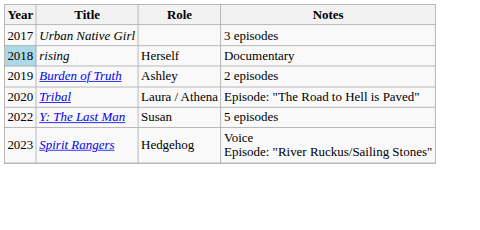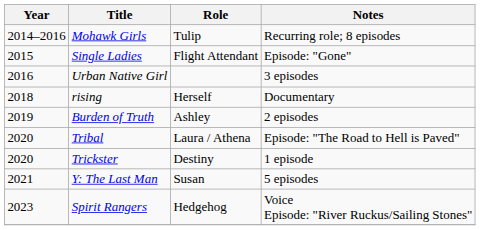+ row: (109, 35)
+ row: (107, 55)
(20, 35) 2017 -> (20, 76) 2016
(20, 55) lightblue background -> (20, 96) no background
+ row: (95, 158)
(20, 117) 2022 -> (20, 179) 2021
